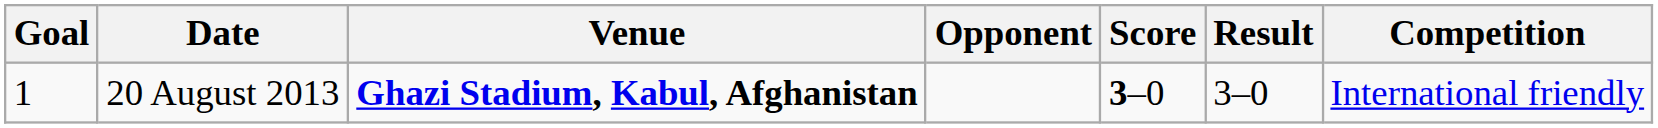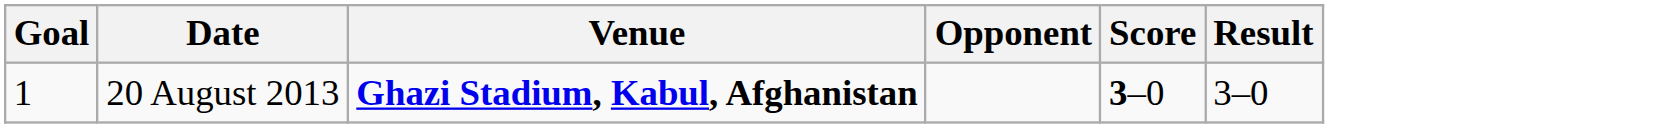- column: (1487, 33)
